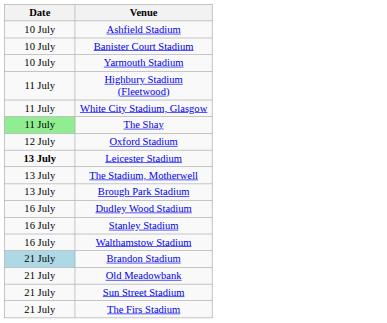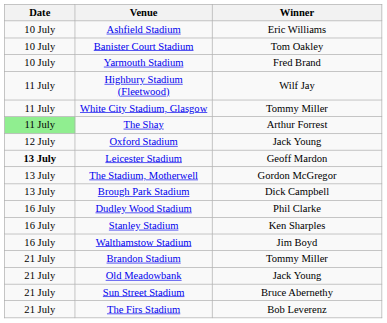+ column: (297, 12)
(40, 259) lightblue background -> (40, 259) no background
